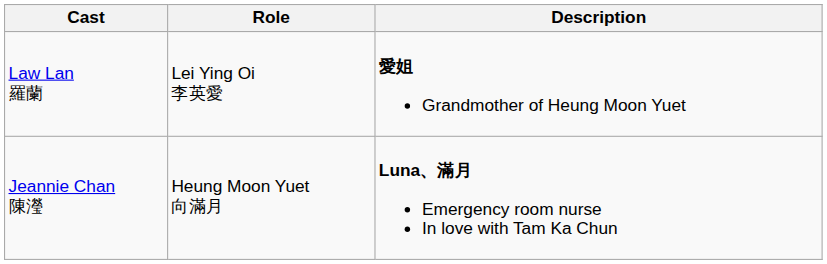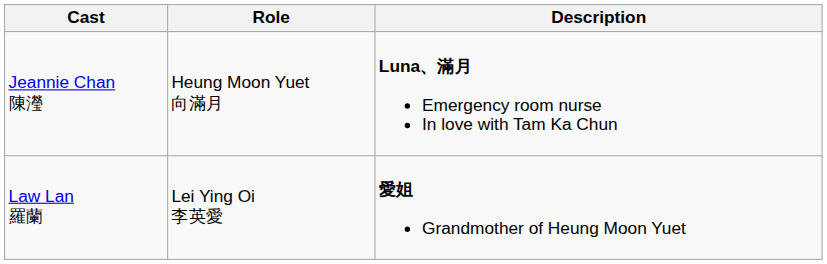rows swapped: (41, 82) <-> (62, 196)
